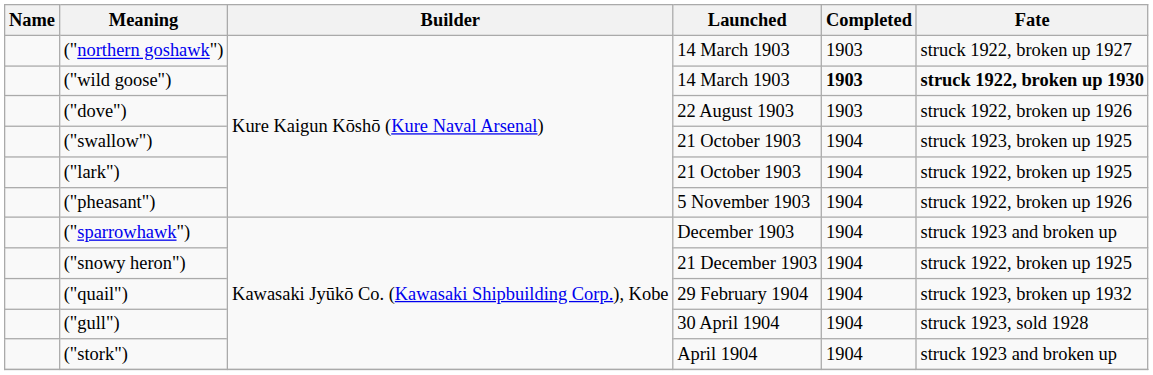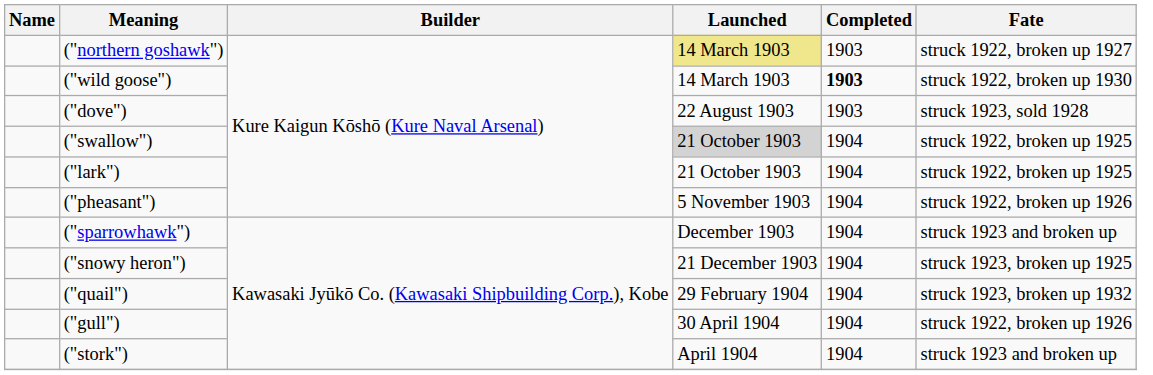(733, 50) no background -> (733, 50) khaki background
(1032, 80) bold -> (1026, 80) normal
(1026, 111) struck 1922, broken up 1926 -> (1004, 111) struck 1923, sold 1928
(739, 141) no background -> (739, 141) lightgrey background
(1026, 141) struck 1923, broken up 1925 -> (1026, 141) struck 1922, broken up 1925
(1026, 263) struck 1922, broken up 1925 -> (1026, 263) struck 1923, broken up 1925
(1004, 324) struck 1923, sold 1928 -> (1026, 324) struck 1922, broken up 1926
